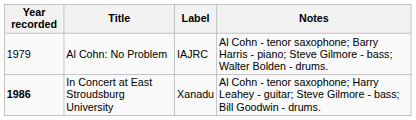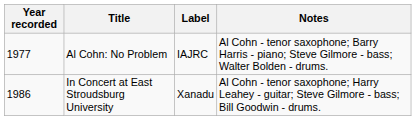(19, 54) 1979 -> (19, 54) 1977
(19, 95) bold -> (19, 95) normal
